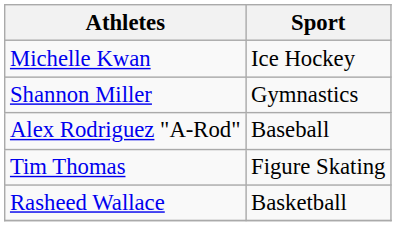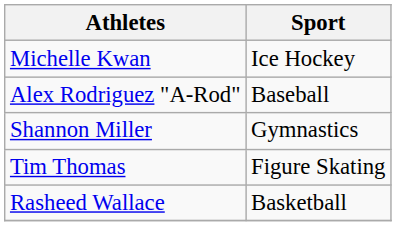rows swapped: (81, 94) <-> (125, 130)
